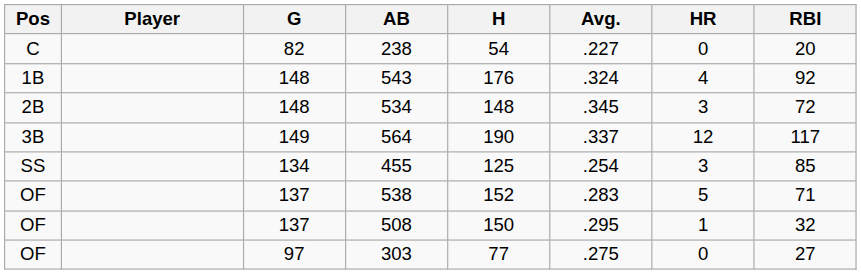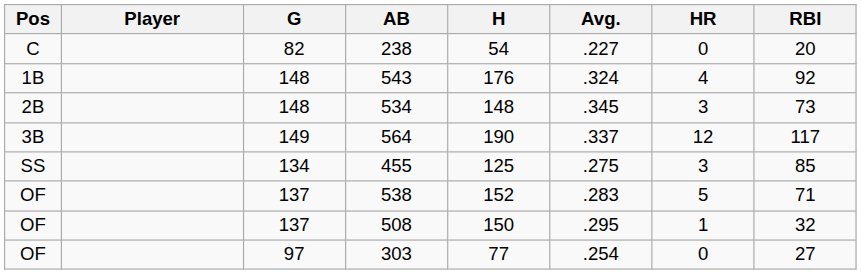(805, 107) 72 -> (805, 107) 73
(601, 166) .254 -> (601, 166) .275
(601, 254) .275 -> (601, 254) .254
